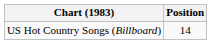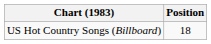(185, 30) 14 -> (185, 30) 18
